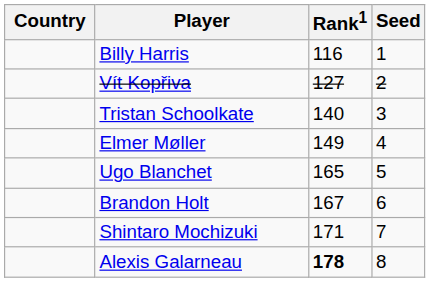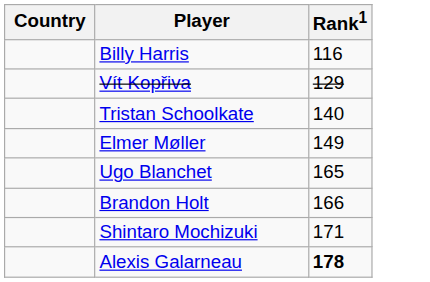- column: (398, 21)
(328, 83) 127 -> (328, 83) 129
(328, 202) 167 -> (328, 202) 166
